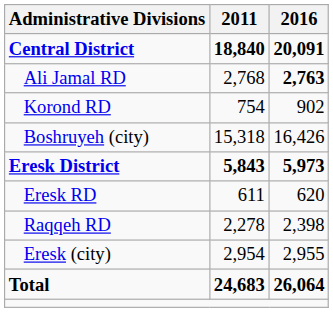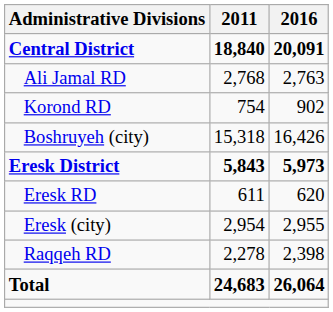(304, 78) bold -> (304, 78) normal
rows swapped: (67, 225) <-> (67, 254)
